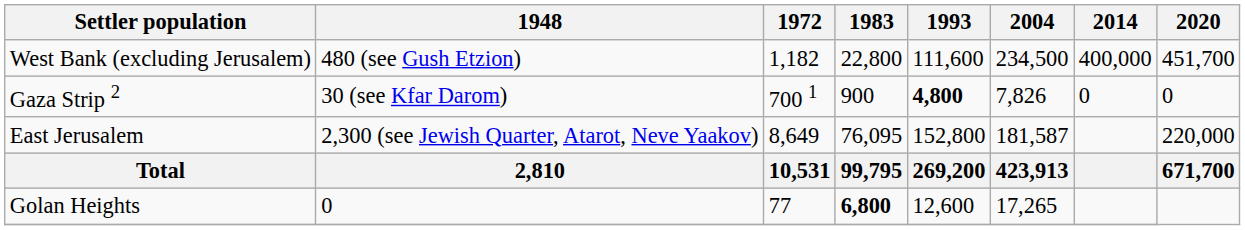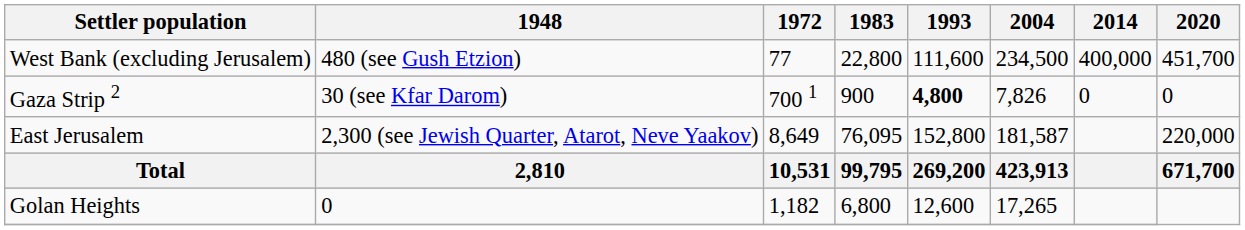(794, 57) 1,182 -> (780, 57) 77
(780, 205) 77 -> (794, 205) 1,182
(866, 205) bold -> (866, 205) normal
